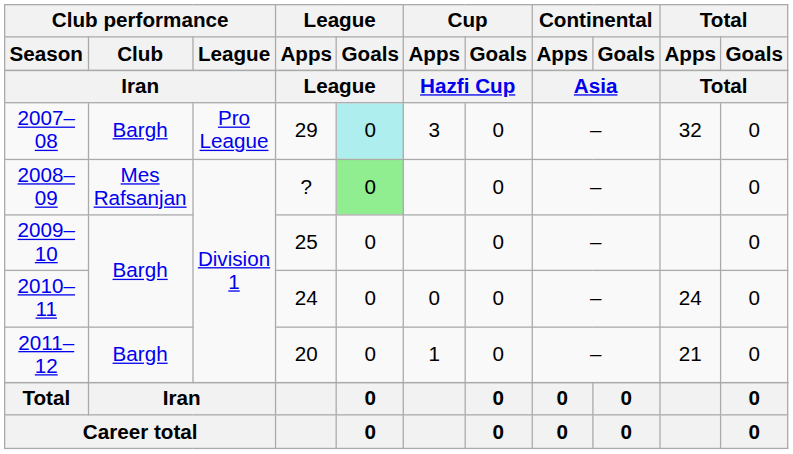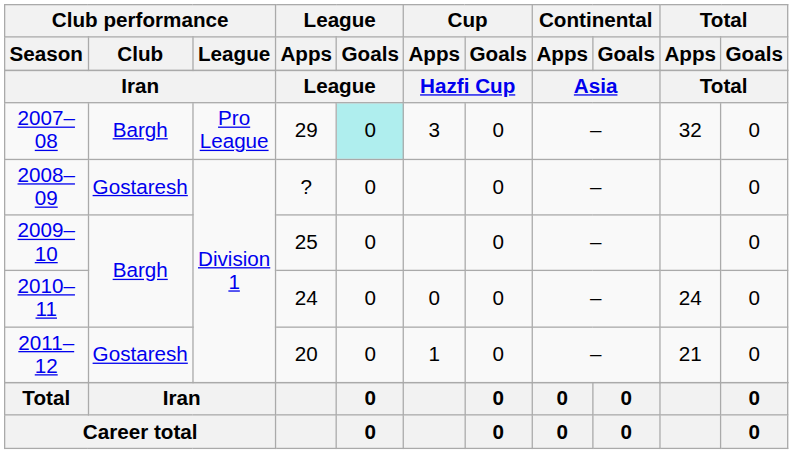(140, 186) Mes Rafsanjan -> (140, 186) Gostaresh
(370, 186) lightgreen background -> (370, 186) no background
(140, 354) Bargh -> (140, 354) Gostaresh
